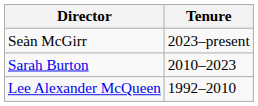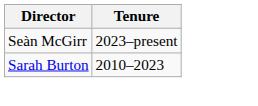- row: (84, 88)
